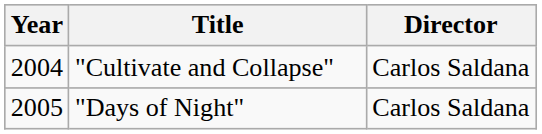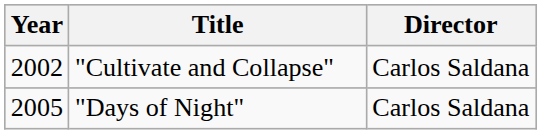(37, 66) 2004 -> (37, 66) 2002
